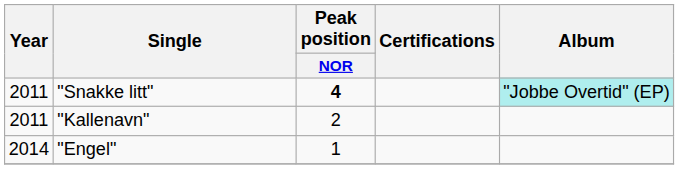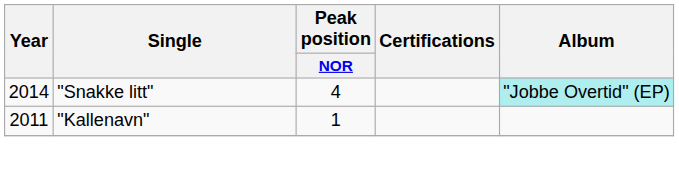(29, 92) 2011 -> (29, 92) 2014
(336, 92) bold -> (336, 92) normal
(336, 120) 2 -> (336, 120) 1
- row: (87, 149)
